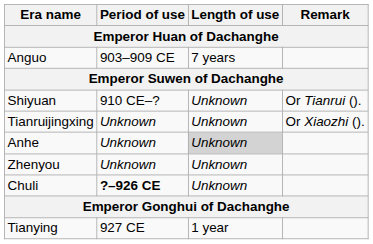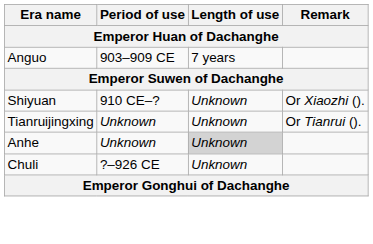(324, 100) Or Tianrui (). -> (325, 100) Or Xiaozhi ().
(325, 121) Or Xiaozhi (). -> (324, 121) Or Tianrui ().
- row: (34, 164)
(130, 185) bold -> (130, 164) normal
- row: (33, 228)
